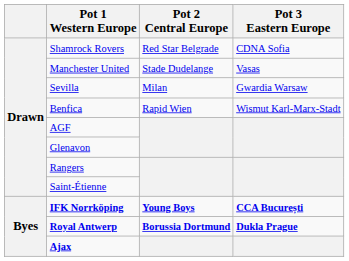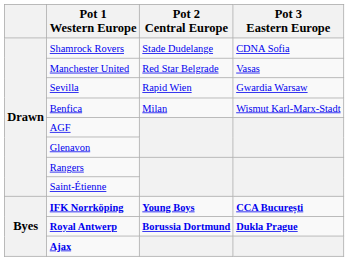(180, 49) Red Star Belgrade -> (178, 49) Stade Dudelange
(178, 68) Stade Dudelange -> (180, 68) Red Star Belgrade
(155, 88) Milan -> (167, 88) Rapid Wien
(167, 108) Rapid Wien -> (155, 108) Milan
